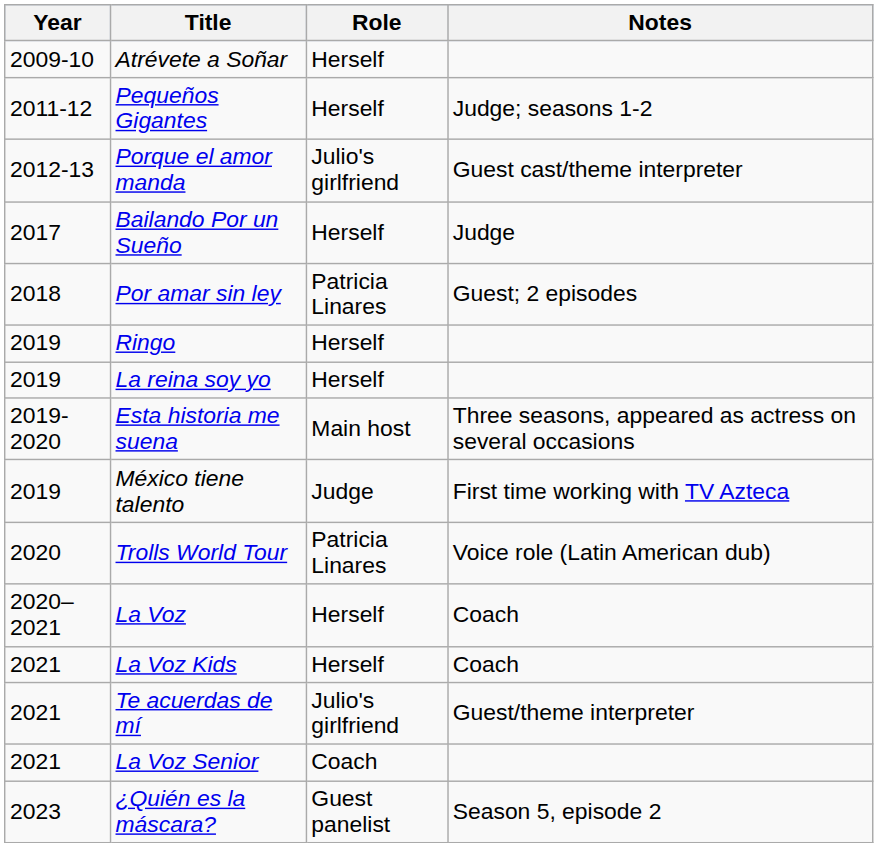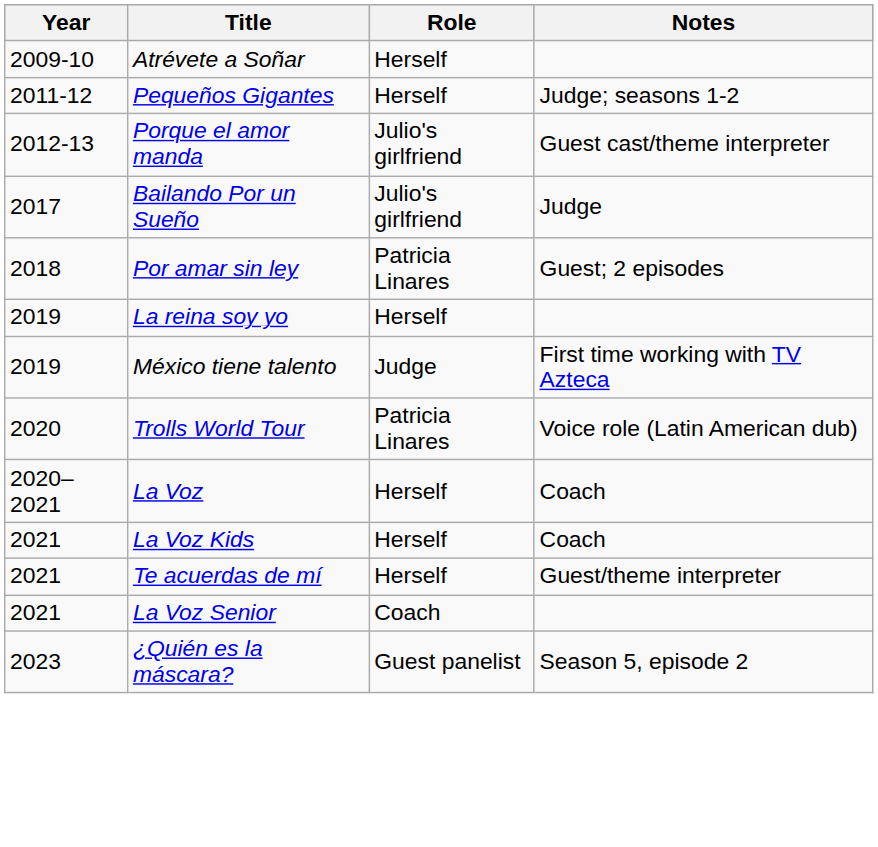(348, 232) Herself -> (418, 206) Julio's girlfriend
- row: (145, 343)
- row: (198, 428)
(355, 713) Julio's girlfriend -> (411, 576) Herself
